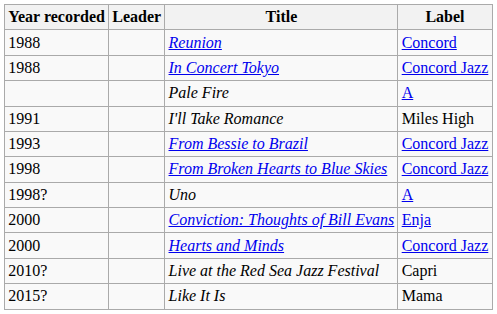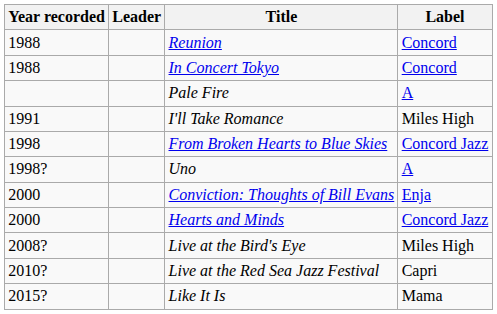(445, 67) Concord Jazz -> (429, 67) Concord
- row: (238, 144)
+ row: (237, 245)
